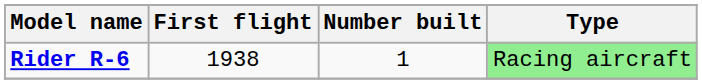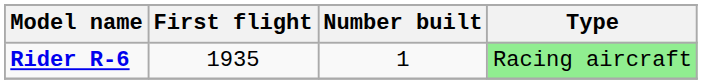(233, 60) 1938 -> (233, 60) 1935
